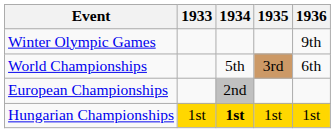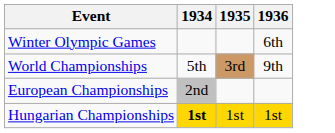- column: (197, 16)
(311, 41) 9th -> (273, 41) 6th
(311, 66) 6th -> (273, 66) 9th
